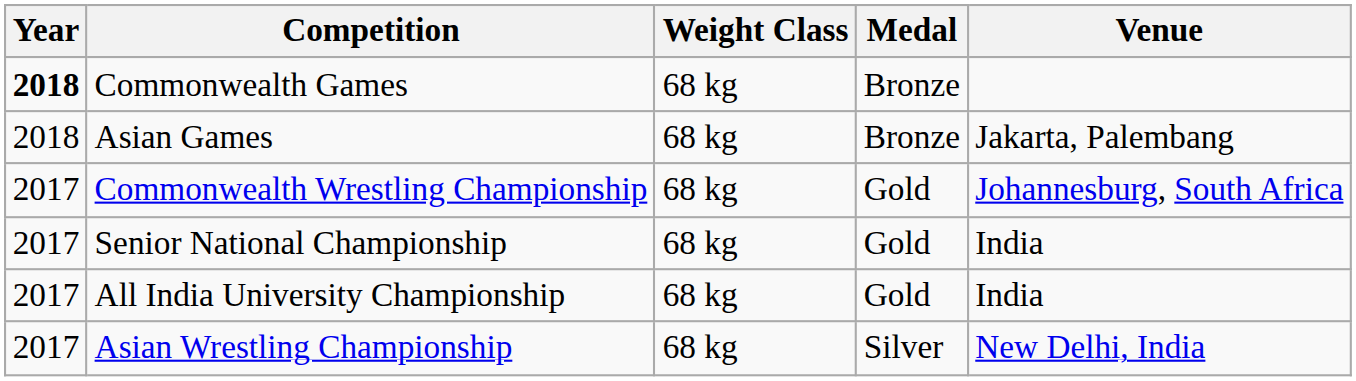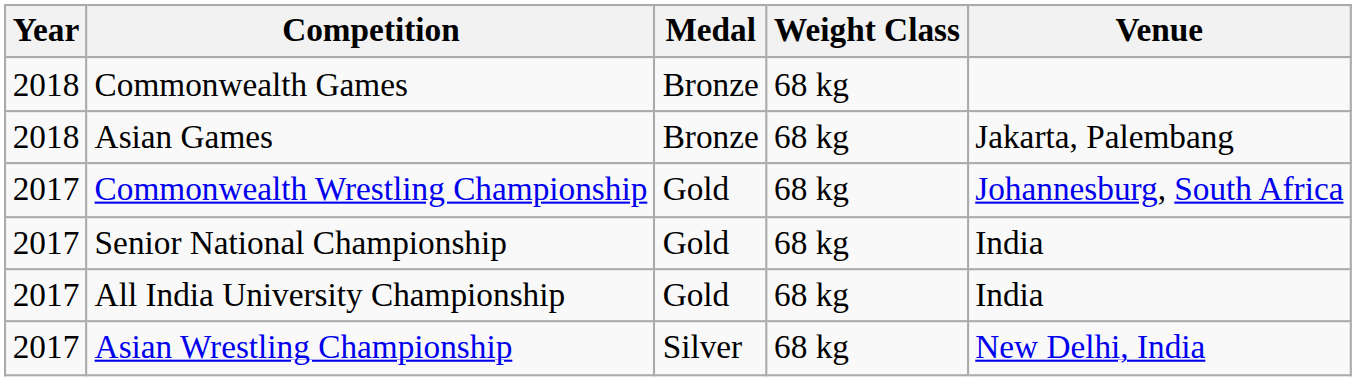columns swapped: (756, 30) <-> (912, 30)
(46, 83) bold -> (46, 83) normal
